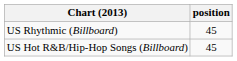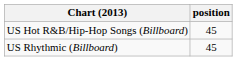rows swapped: (97, 47) <-> (62, 30)
